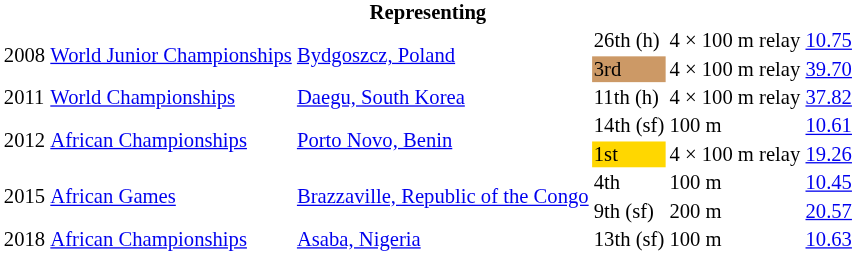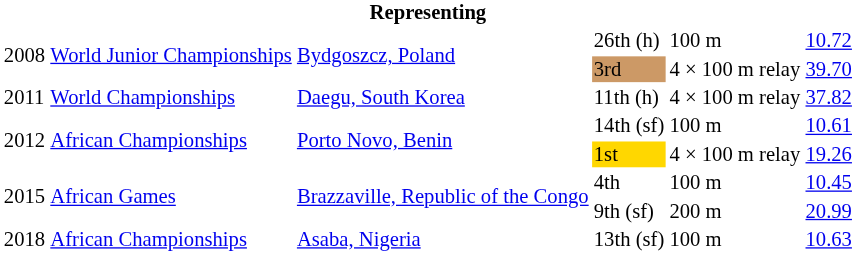(735, 40) 4 × 100 m relay -> (696, 40) 100 m
(829, 40) 10.75 -> (829, 40) 10.72
(829, 210) 20.57 -> (829, 210) 20.99
